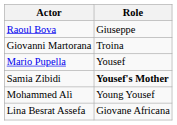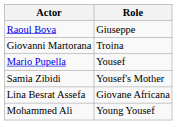(132, 78) bold -> (130, 78) normal
rows swapped: (46, 111) <-> (40, 95)
